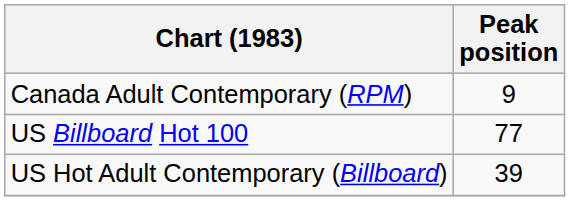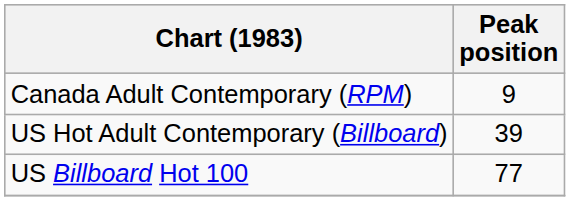rows swapped: (129, 133) <-> (229, 174)
